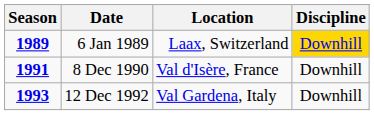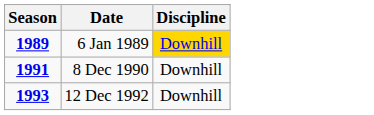- column: (222, 17)
